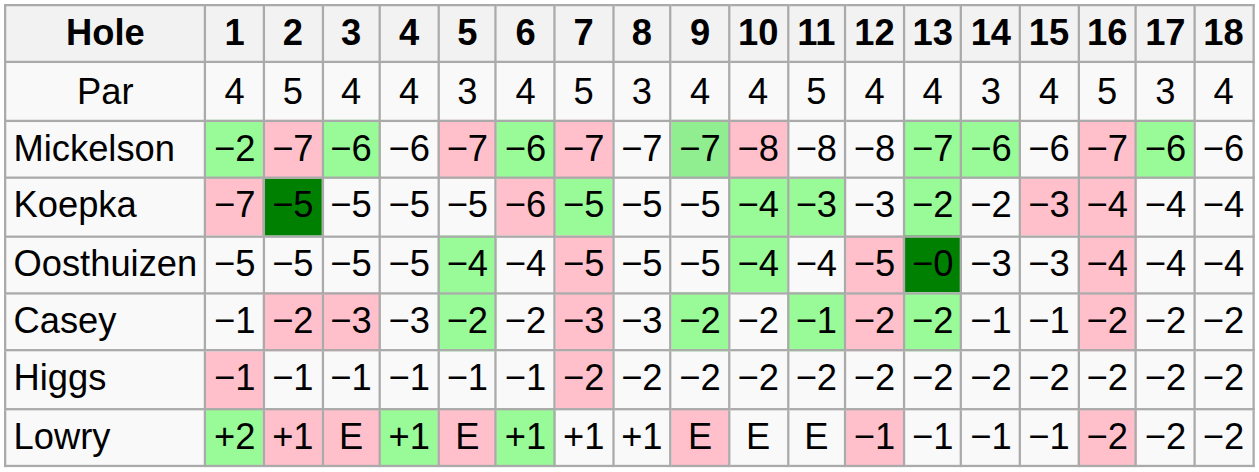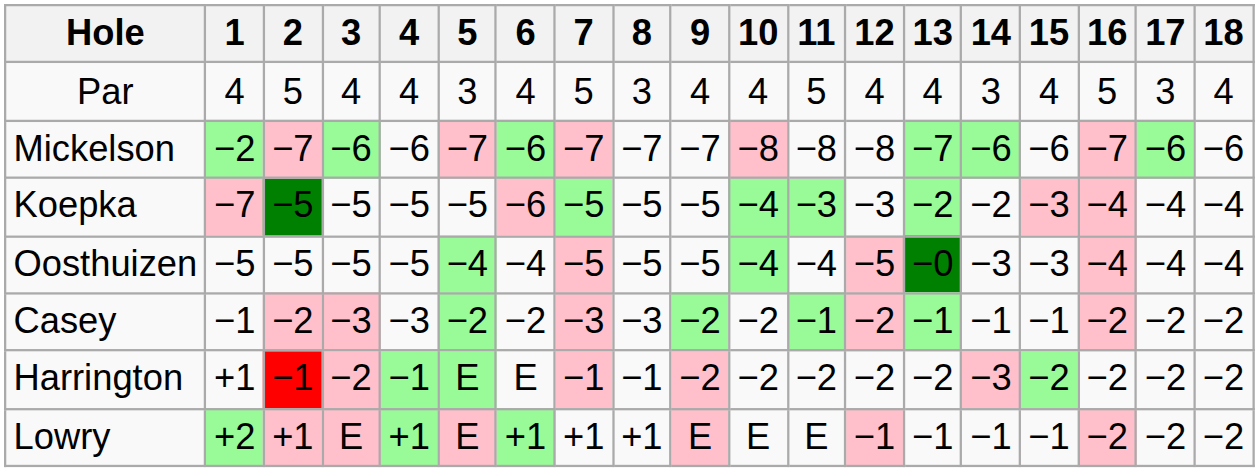(700, 148) lightgreen background -> (700, 148) no background
(933, 321) −2 -> (933, 321) −1
+ row: (98, 378)
- row: (60, 378)
